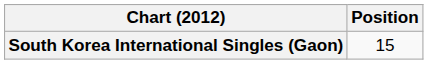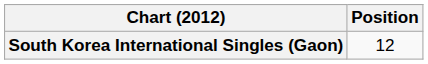(385, 45) 15 -> (385, 45) 12
